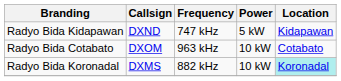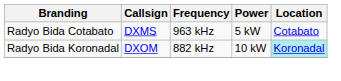- row: (65, 31)
(145, 48) DXOM -> (140, 31) DXMS
(255, 48) 10 kW -> (247, 31) 5 kW
(145, 66) DXMS -> (141, 48) DXOM
